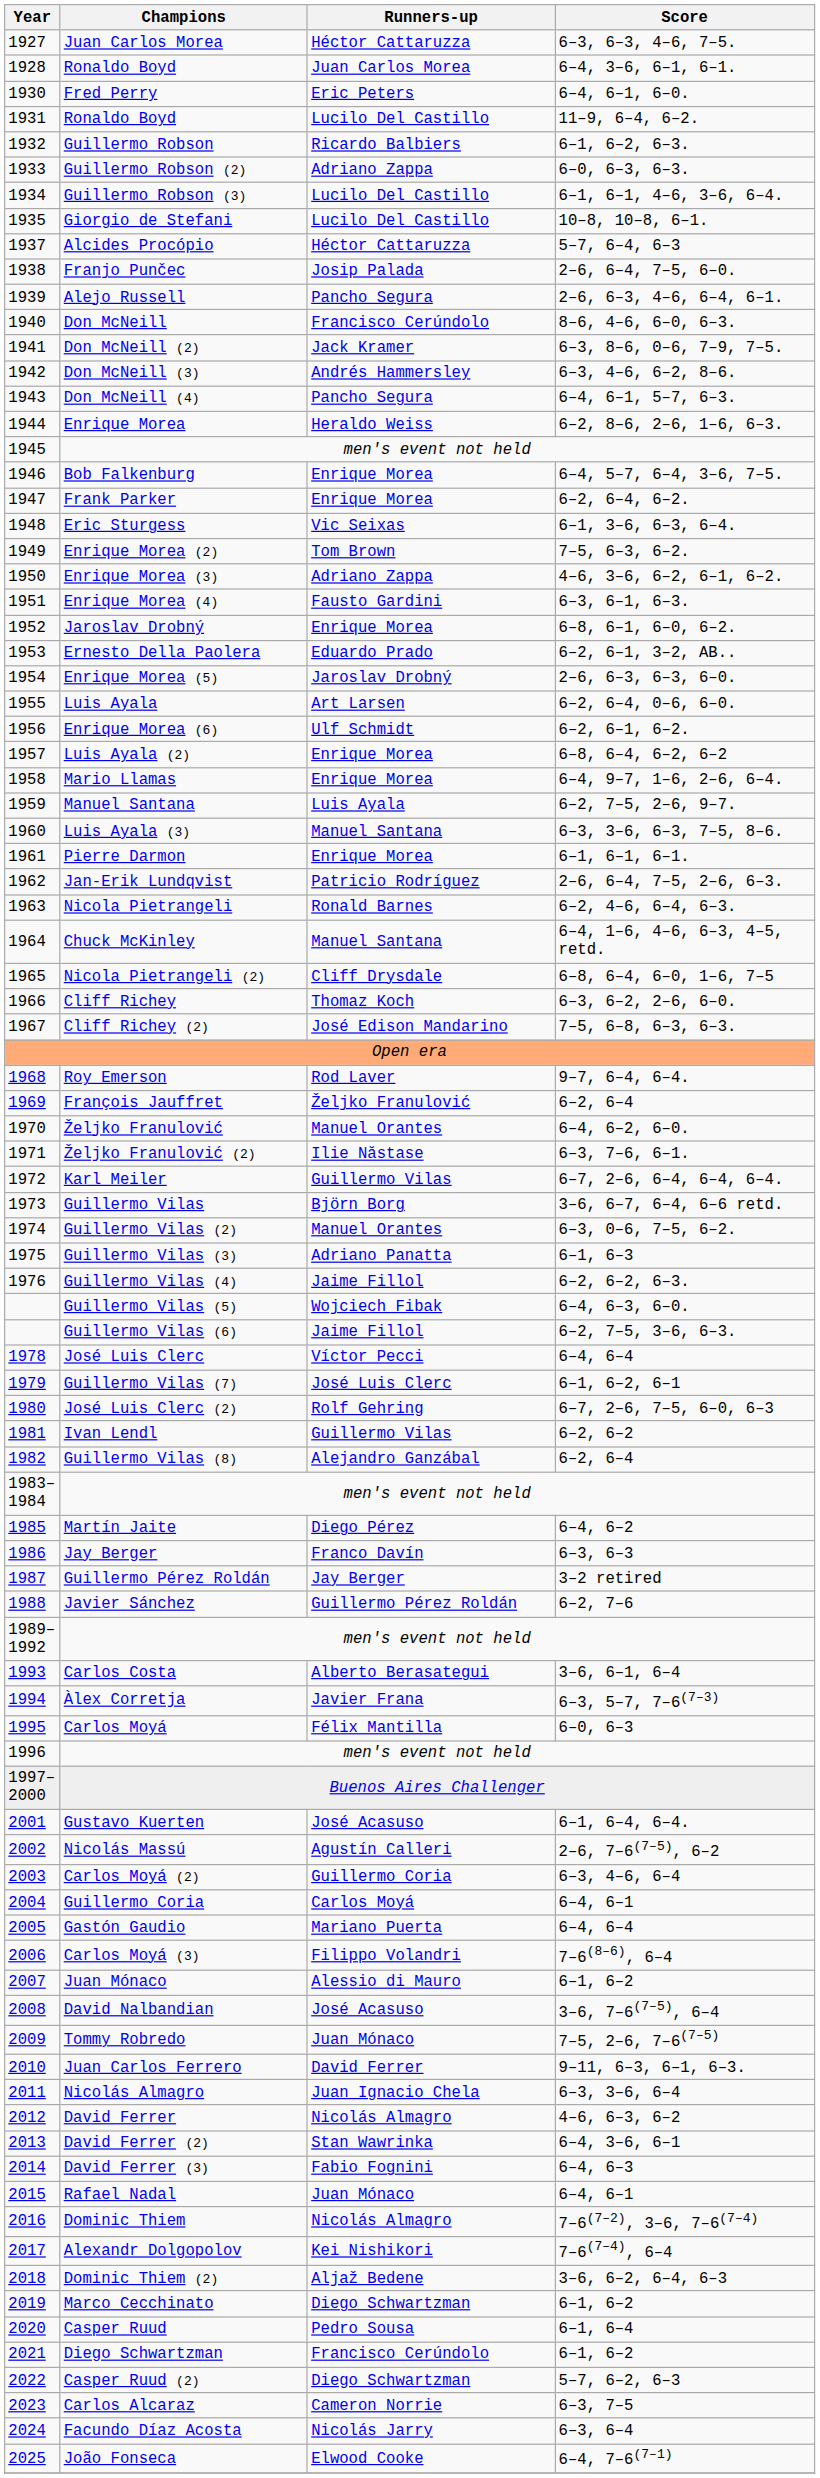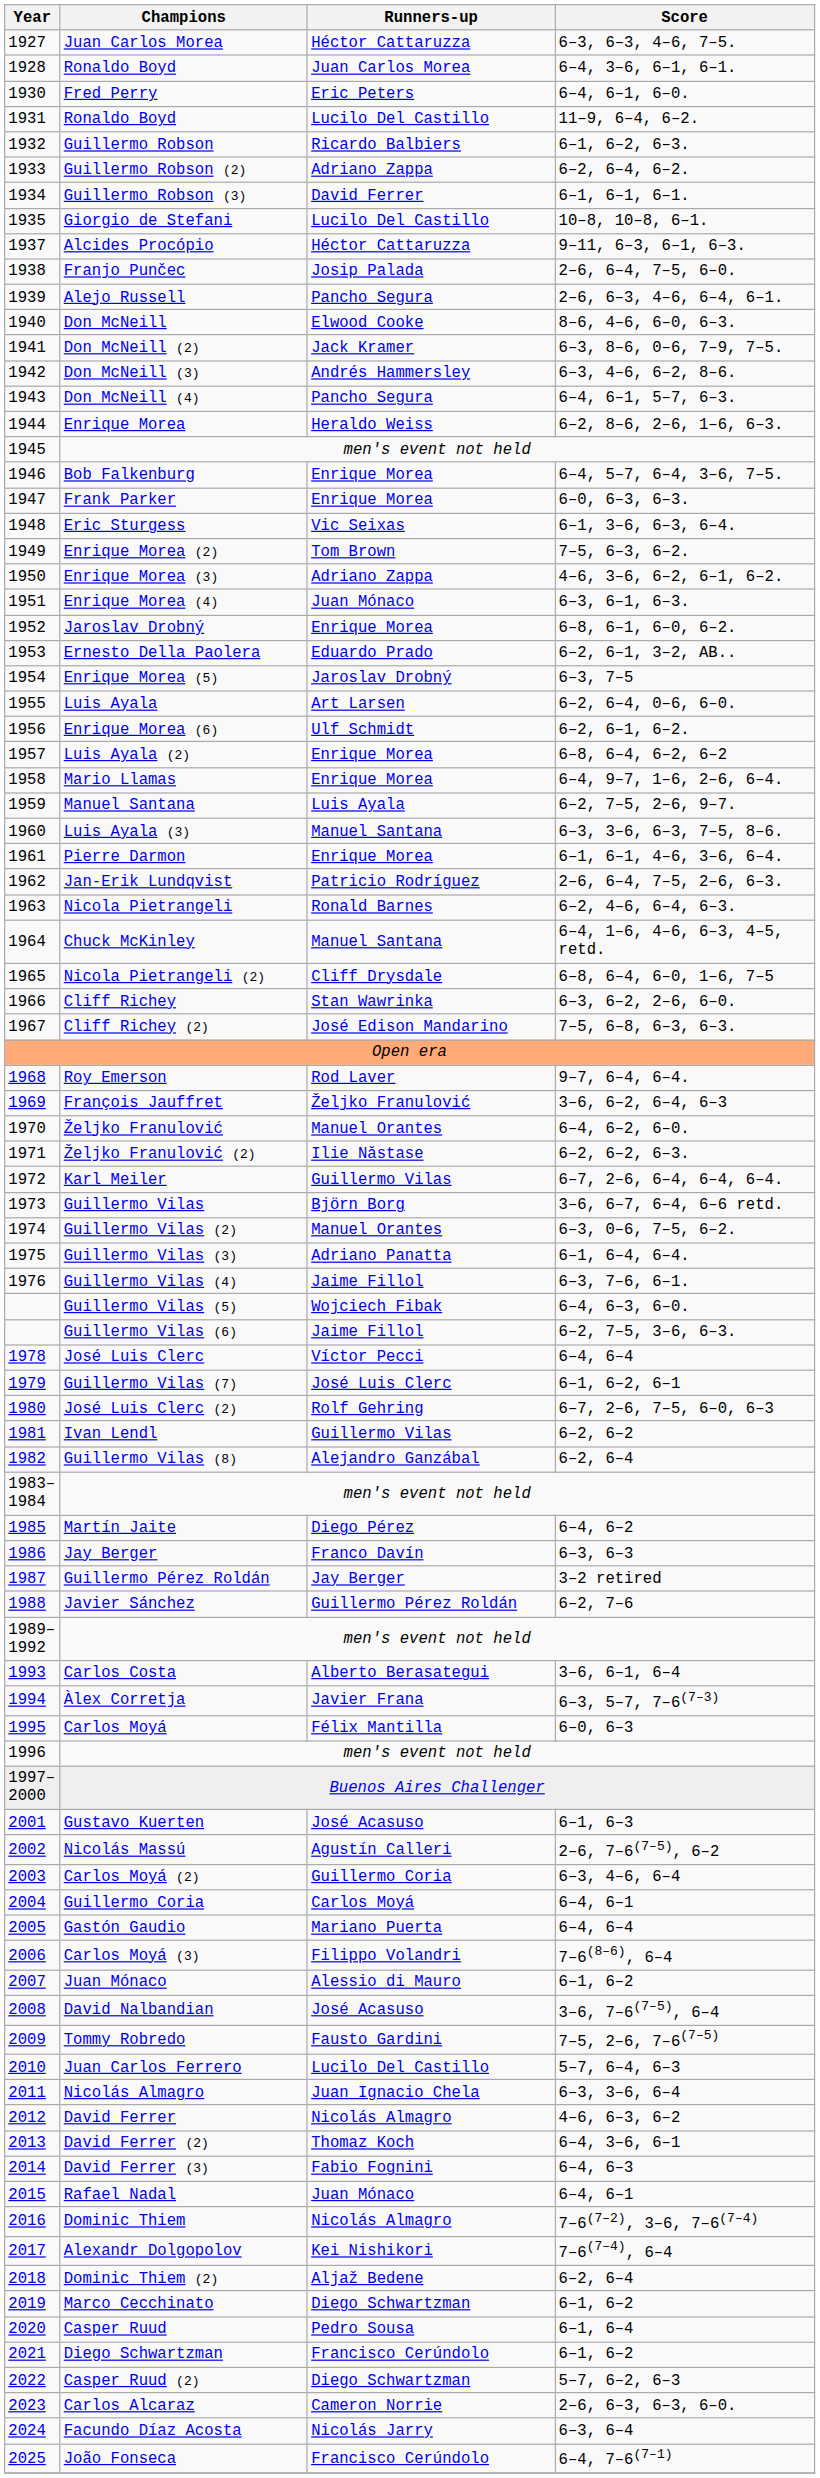(624, 170) 6–0, 6–3, 6–3. -> (624, 170) 6–2, 6–4, 6–2.
(400, 195) Lucilo Del Castillo -> (367, 195) David Ferrer
(671, 195) 6–1, 6–1, 4–6, 3–6, 6–4. -> (624, 195) 6–1, 6–1, 6–1.
(619, 246) 5–7, 6–4, 6–3 -> (652, 246) 9–11, 6–3, 6–1, 6–3.
(400, 322) Francisco Cerúndolo -> (367, 322) Elwood Cooke
(624, 500) 6–2, 6–4, 6–2. -> (624, 500) 6–0, 6–3, 6–3.
(377, 602) Fausto Gardini -> (363, 602) Juan Mónaco
(648, 678) 2–6, 6–3, 6–3, 6–0. -> (596, 678) 6–3, 7–5
(624, 856) 6–1, 6–1, 6–1. -> (671, 856) 6–1, 6–1, 4–6, 3–6, 6–4.
(363, 1001) Thomaz Koch -> (372, 1001) Stan Wawrinka
(596, 1103) 6–2, 6–4 -> (643, 1103) 3–6, 6–2, 6–4, 6–3
(624, 1154) 6–3, 7–6, 6–1. -> (624, 1154) 6–2, 6–2, 6–3.
(596, 1256) 6–1, 6–3 -> (624, 1256) 6–1, 6–4, 6–4.
(624, 1281) 6–2, 6–2, 6–3. -> (624, 1281) 6–3, 7–6, 6–1.
(624, 1822) 6–1, 6–4, 6–4. -> (596, 1822) 6–1, 6–3
(363, 2040) Juan Mónaco -> (377, 2040) Fausto Gardini
(367, 2067) David Ferrer -> (400, 2067) Lucilo Del Castillo
(652, 2067) 9–11, 6–3, 6–1, 6–3. -> (619, 2067) 5–7, 6–4, 6–3
(372, 2143) Stan Wawrinka -> (363, 2143) Thomaz Koch
(643, 2278) 3–6, 6–2, 6–4, 6–3 -> (596, 2278) 6–2, 6–4
(596, 2406) 6–3, 7–5 -> (648, 2406) 2–6, 6–3, 6–3, 6–0.
(367, 2458) Elwood Cooke -> (400, 2458) Francisco Cerúndolo
